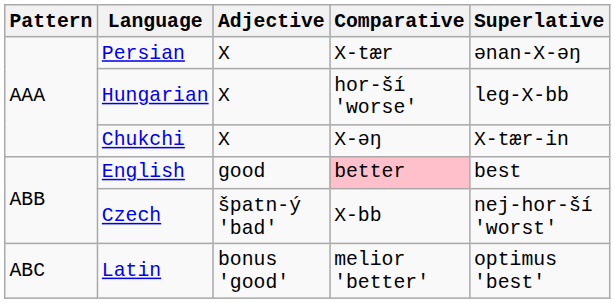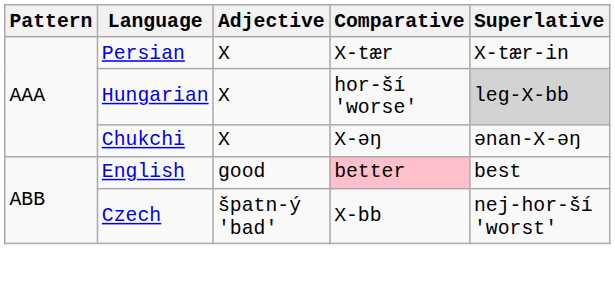(527, 53) ənan-X-əŋ -> (521, 53) X-tær-in
(521, 97) no background -> (521, 97) lightgrey background
(521, 140) X-tær-in -> (527, 140) ənan-X-əŋ
- row: (132, 271)
